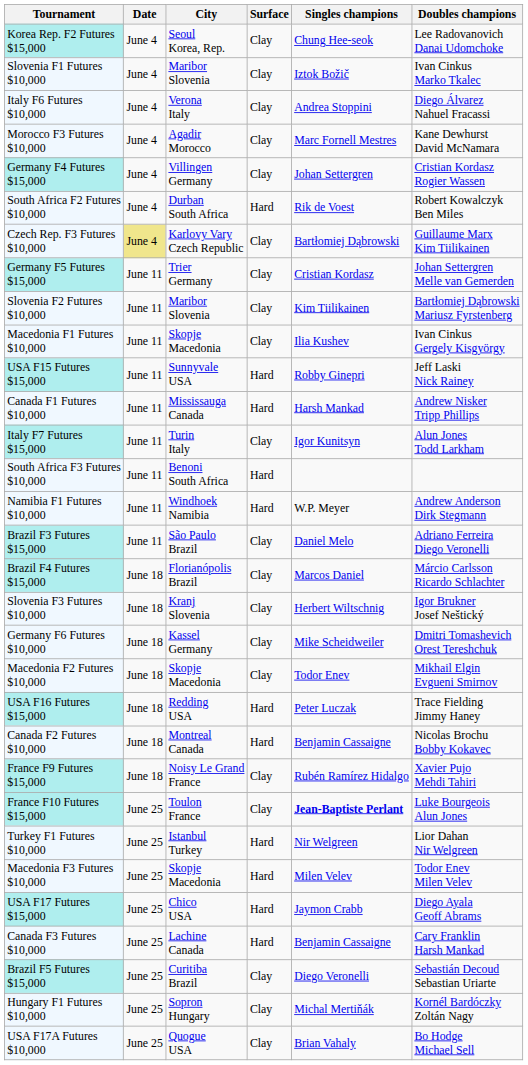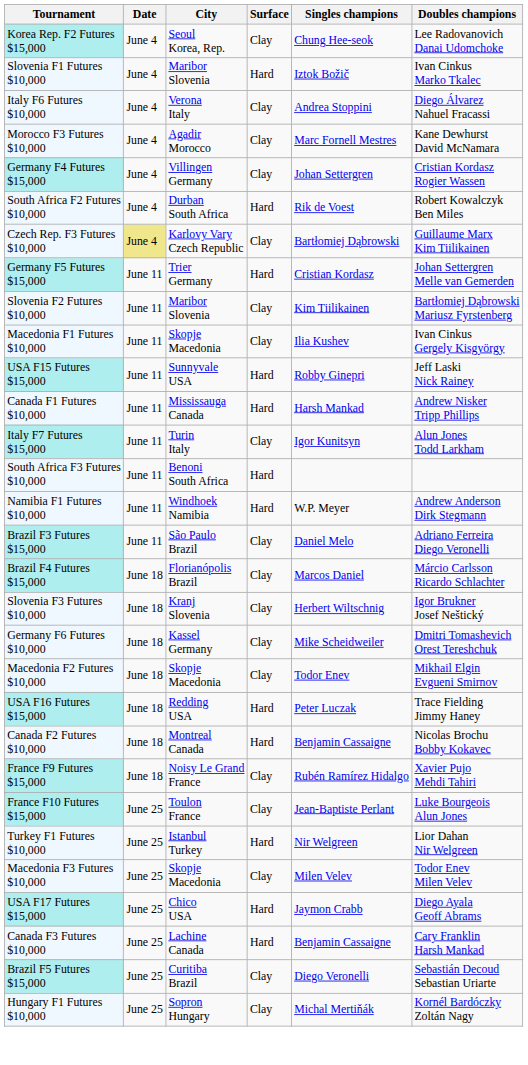(261, 74) Clay -> (262, 74) Hard
(261, 274) Clay -> (262, 274) Hard
(349, 809) bold -> (344, 809) normal
(262, 876) Hard -> (261, 876) Clay
- row: (52, 1043)
